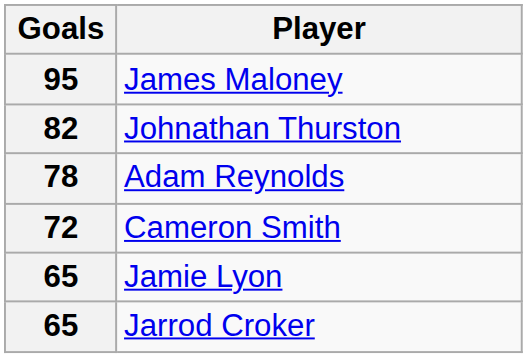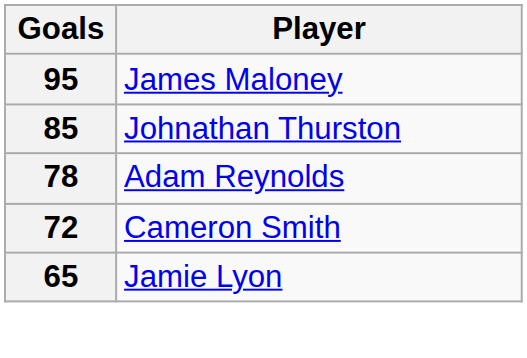(61, 128) 82 -> (61, 128) 85
- row: (219, 326)
